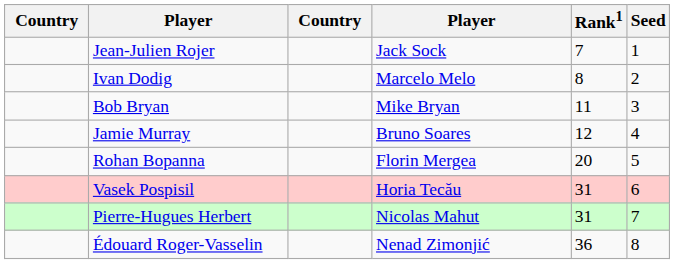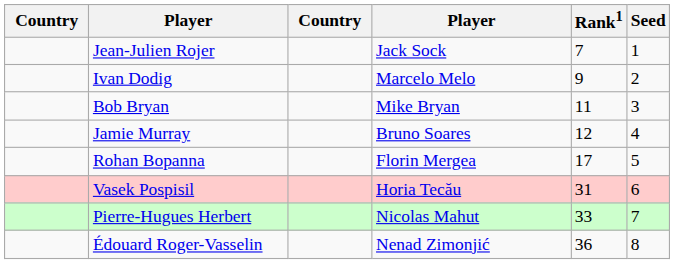(579, 78) 8 -> (579, 78) 9
(584, 161) 20 -> (584, 161) 17
(584, 216) 31 -> (584, 216) 33
